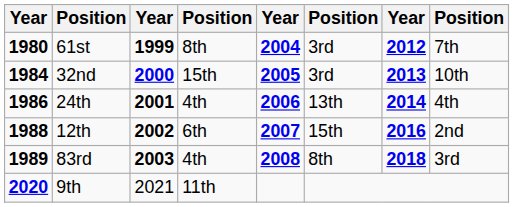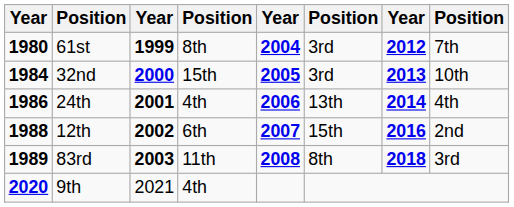(195, 159) 4th -> (199, 159) 11th
(199, 187) 11th -> (195, 187) 4th
